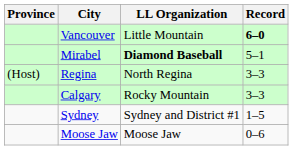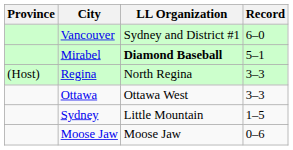(164, 34) Little Mountain -> (182, 34) Sydney and District #1
(255, 34) bold -> (255, 34) normal
- row: (81, 94)
+ row: (79, 94)
(182, 114) Sydney and District #1 -> (164, 114) Little Mountain
